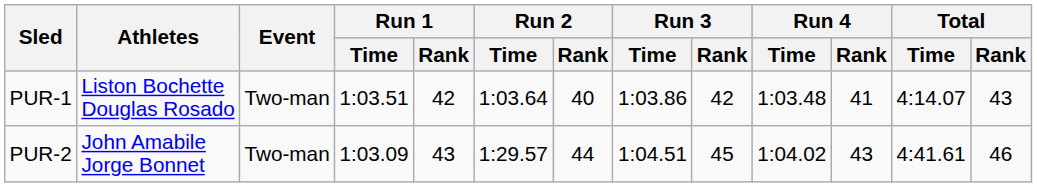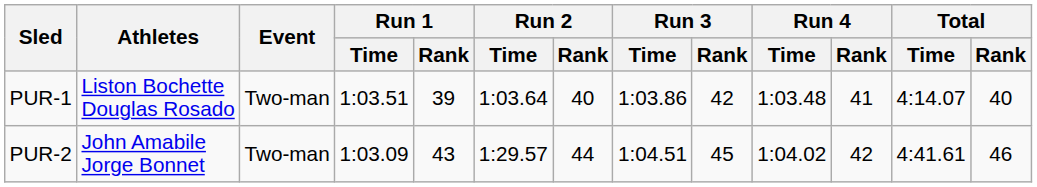(444, 99) 42 -> (444, 99) 39
(1001, 99) 43 -> (1001, 99) 40
(861, 154) 43 -> (861, 154) 42
